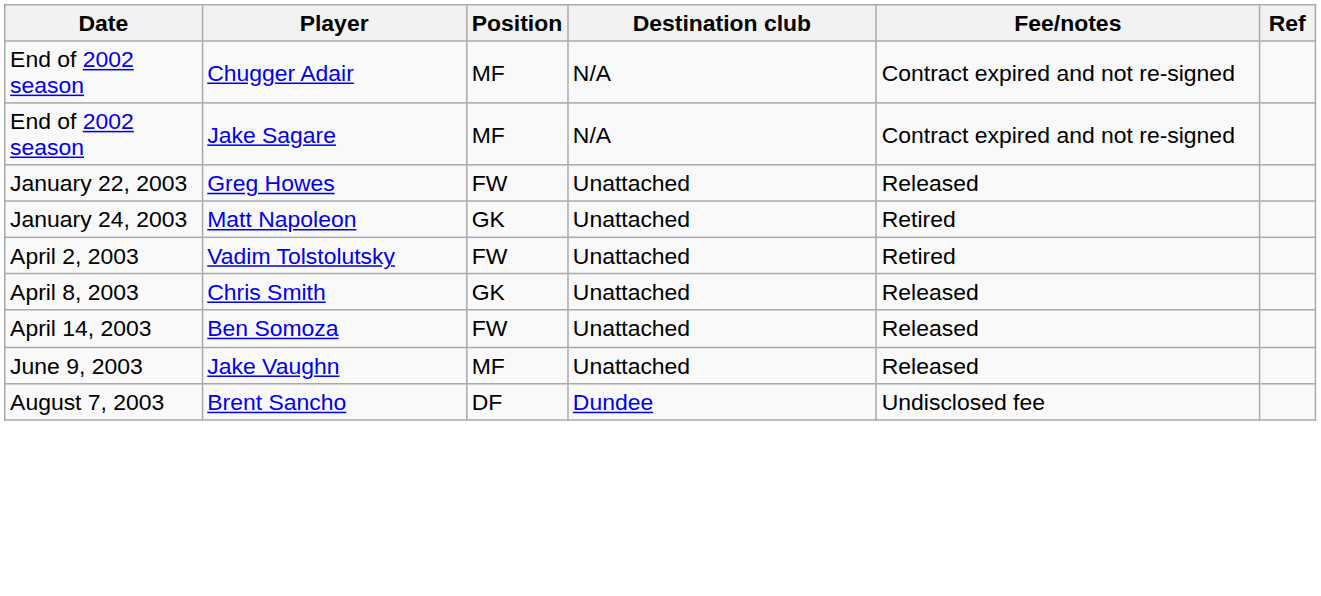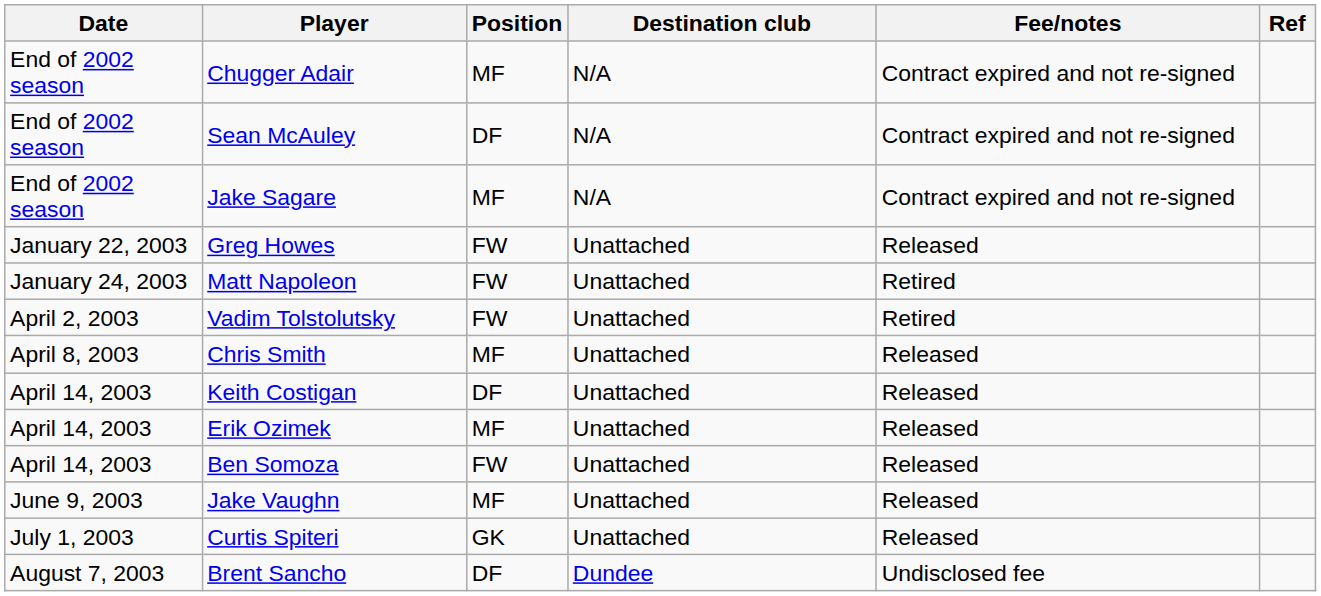+ row: (281, 134)
(488, 220) GK -> (490, 282) FW
(488, 292) GK -> (488, 354) MF
+ row: (282, 391)
+ row: (269, 427)
+ row: (273, 536)
